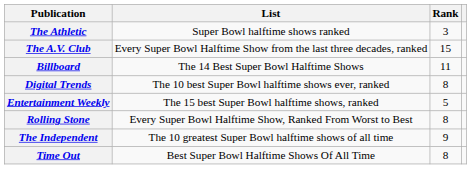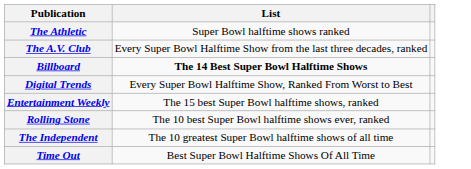- column: (445, 13)
(271, 66) normal -> (271, 66) bold
(271, 84) The 10 best Super Bowl halftime shows ever, ranked -> (271, 84) Every Super Bowl Halftime Show, Ranked From Worst to Best
(271, 119) Every Super Bowl Halftime Show, Ranked From Worst to Best -> (271, 119) The 10 best Super Bowl halftime shows ever, ranked
